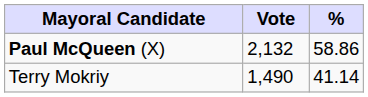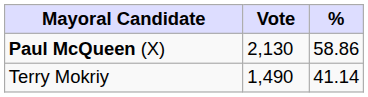(270, 48) 2,132 -> (270, 48) 2,130
